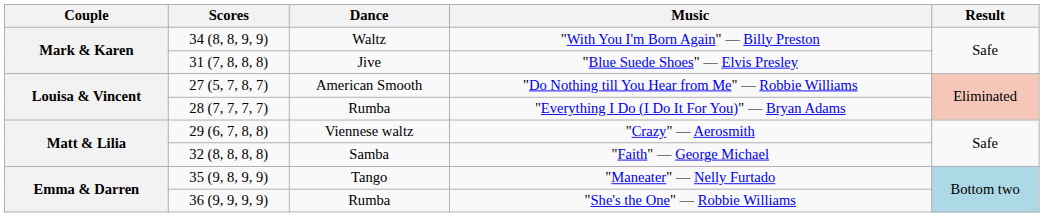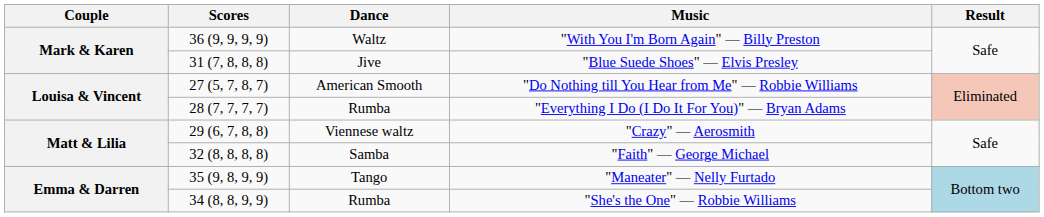(229, 39) 34 (8, 8, 9, 9) -> (229, 39) 36 (9, 9, 9, 9)
(229, 200) 36 (9, 9, 9, 9) -> (229, 200) 34 (8, 8, 9, 9)
